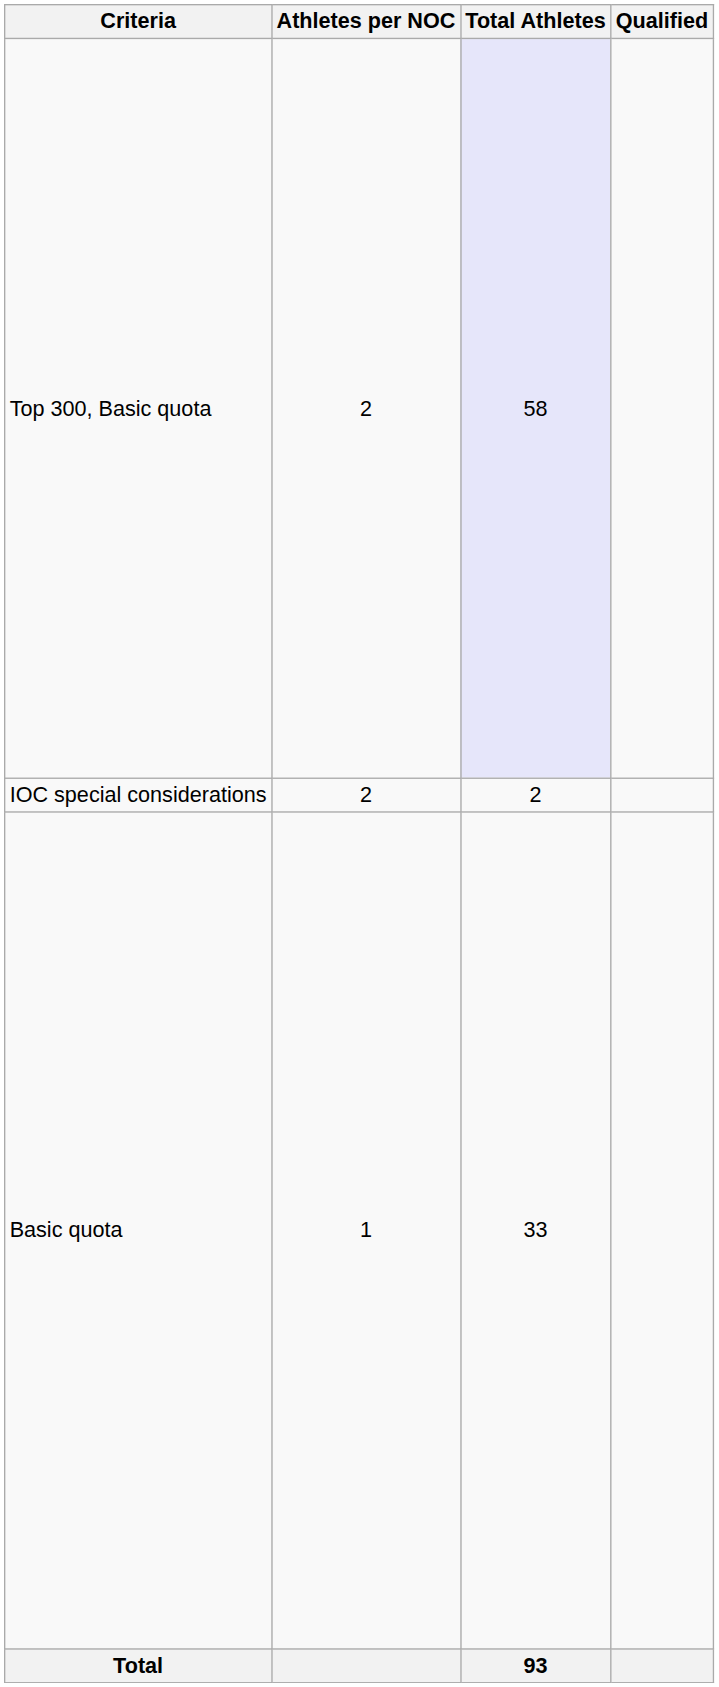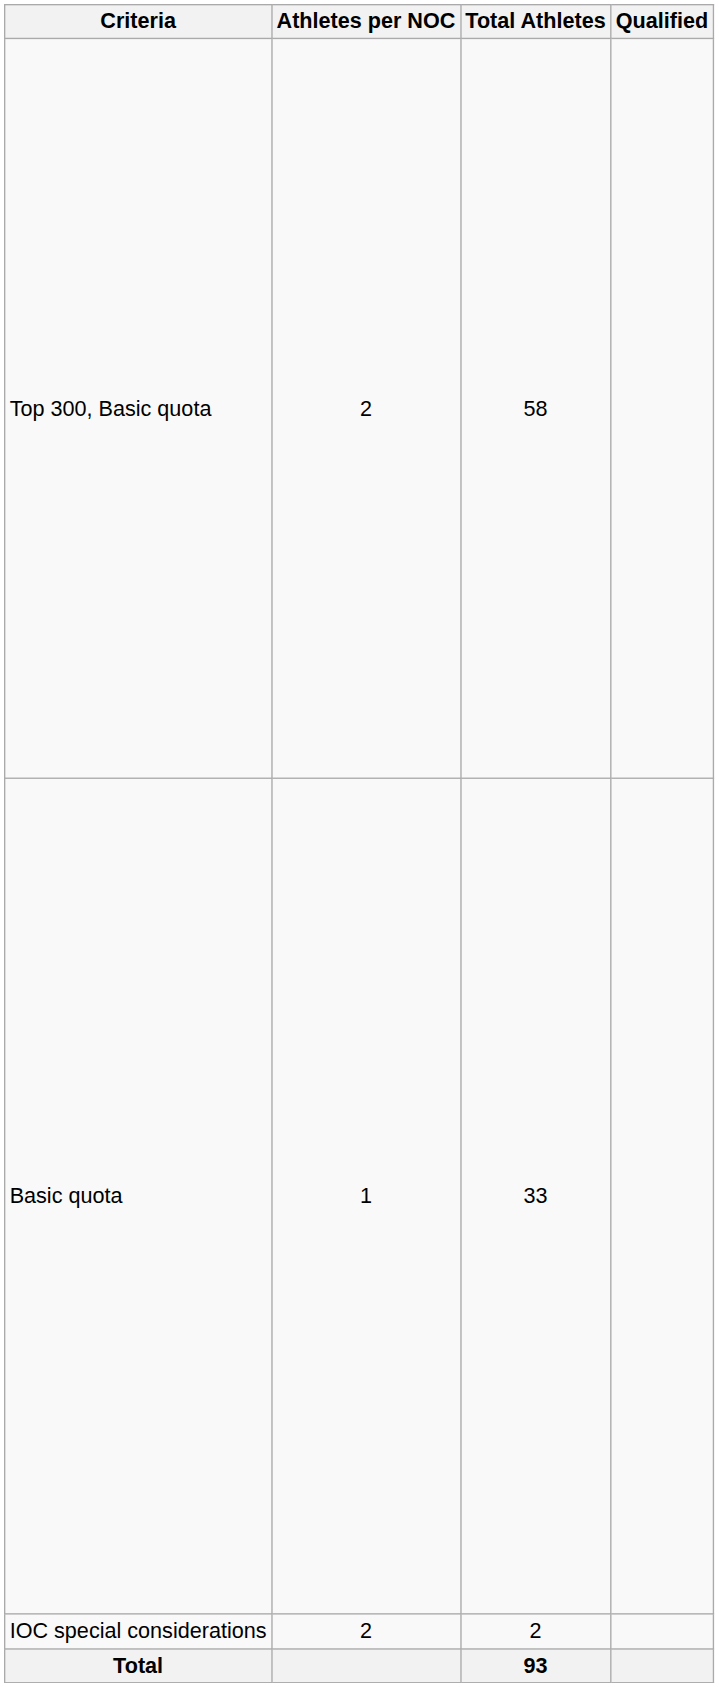(536, 408) lavender background -> (536, 408) no background
rows swapped: (66, 1230) <-> (138, 794)
